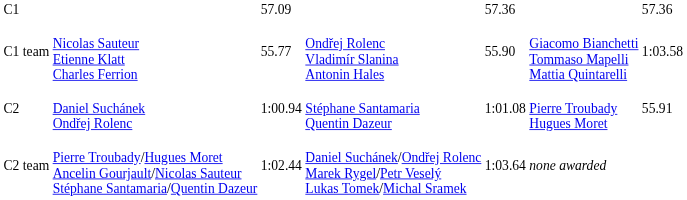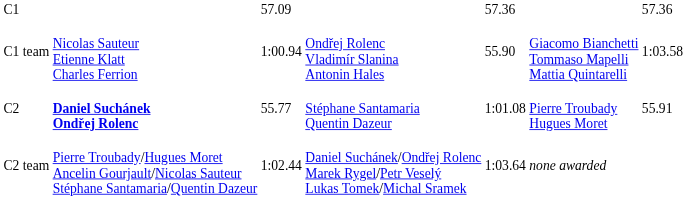(276, 51) 55.77 -> (281, 51) 1:00.94
(99, 116) normal -> (102, 116) bold
(281, 108) 1:00.94 -> (276, 108) 55.77
